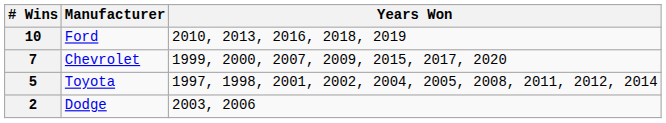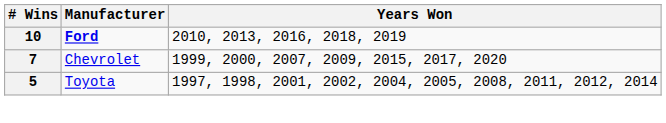(82, 39) normal -> (82, 39) bold
- row: (33, 106)
